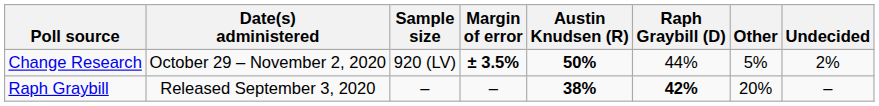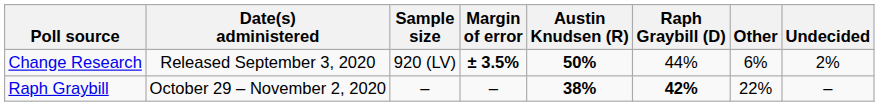(268, 63) October 29 – November 2, 2020 -> (268, 63) Released September 3, 2020
(756, 63) 5% -> (756, 63) 6%
(268, 89) Released September 3, 2020 -> (268, 89) October 29 – November 2, 2020
(756, 89) 20% -> (756, 89) 22%
